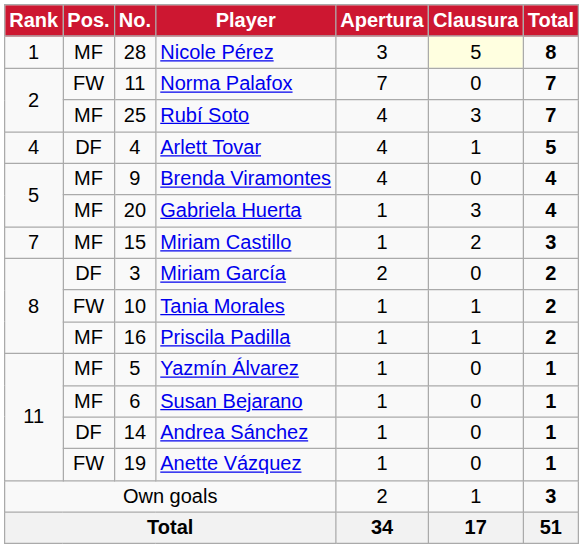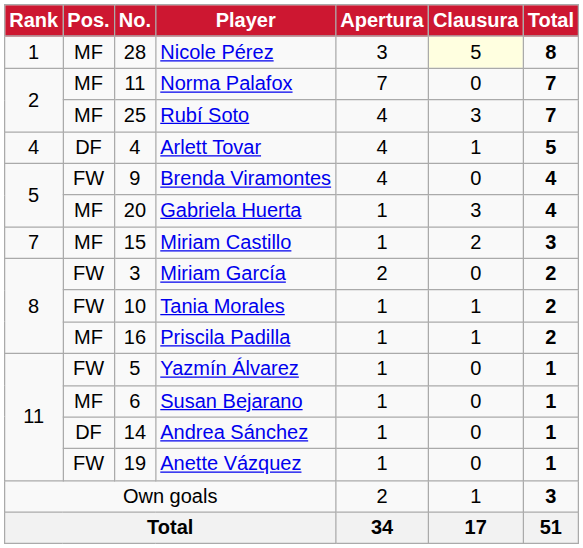(88, 83) FW -> (88, 83) MF
(88, 178) MF -> (88, 178) FW
(88, 274) DF -> (88, 274) FW
(88, 369) MF -> (88, 369) FW
